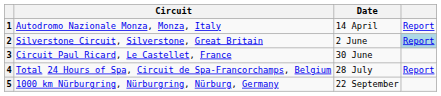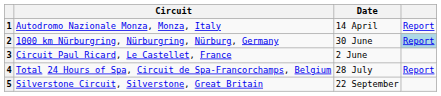(140, 41) Silverstone Circuit, Silverstone, Great Britain -> (147, 41) 1000 km Nürburgring, Nürburgring, Nürburg, Germany
(351, 41) 2 June -> (354, 41) 30 June
(354, 55) 30 June -> (351, 55) 2 June
(147, 84) 1000 km Nürburgring, Nürburgring, Nürburg, Germany -> (140, 84) Silverstone Circuit, Silverstone, Great Britain
